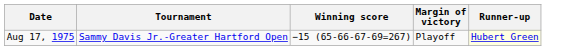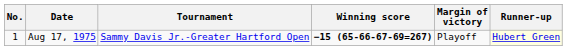+ column: (15, 18)
(352, 38) normal -> (373, 38) bold
